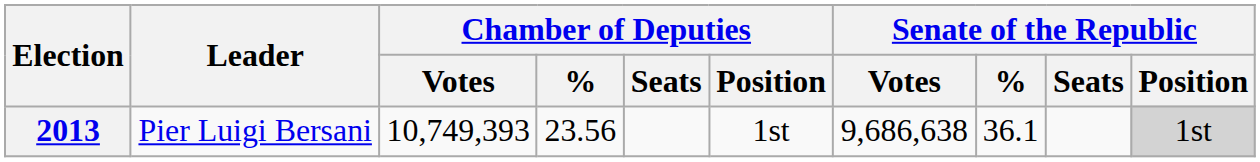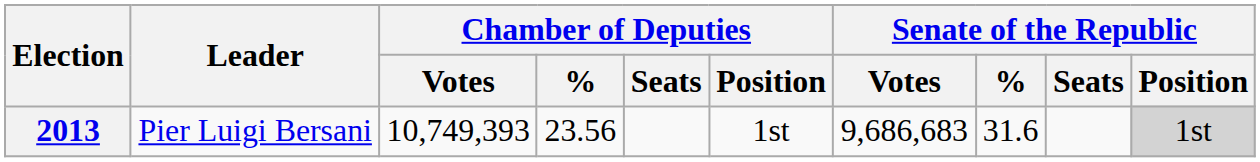(904, 130) 9,686,638 -> (904, 130) 9,686,683
(1011, 130) 36.1 -> (1011, 130) 31.6
